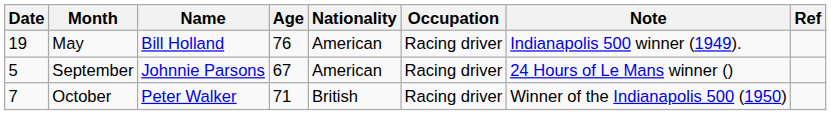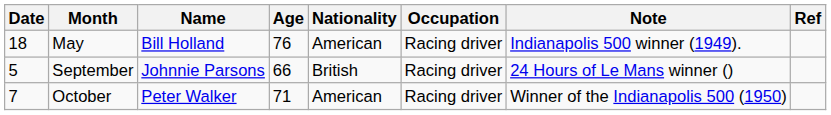(18, 43) 19 -> (18, 43) 18
(282, 70) 67 -> (282, 70) 66
(347, 70) American -> (335, 70) British
(335, 96) British -> (347, 96) American
